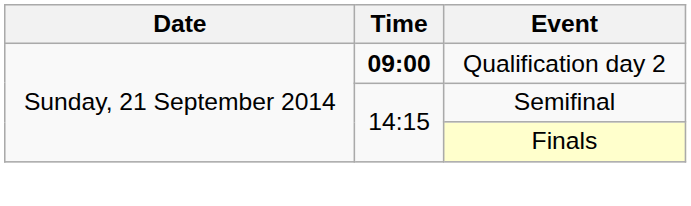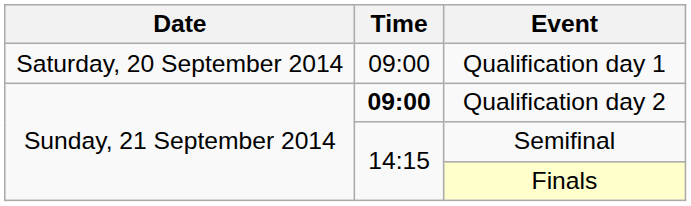+ row: (564, 63)
